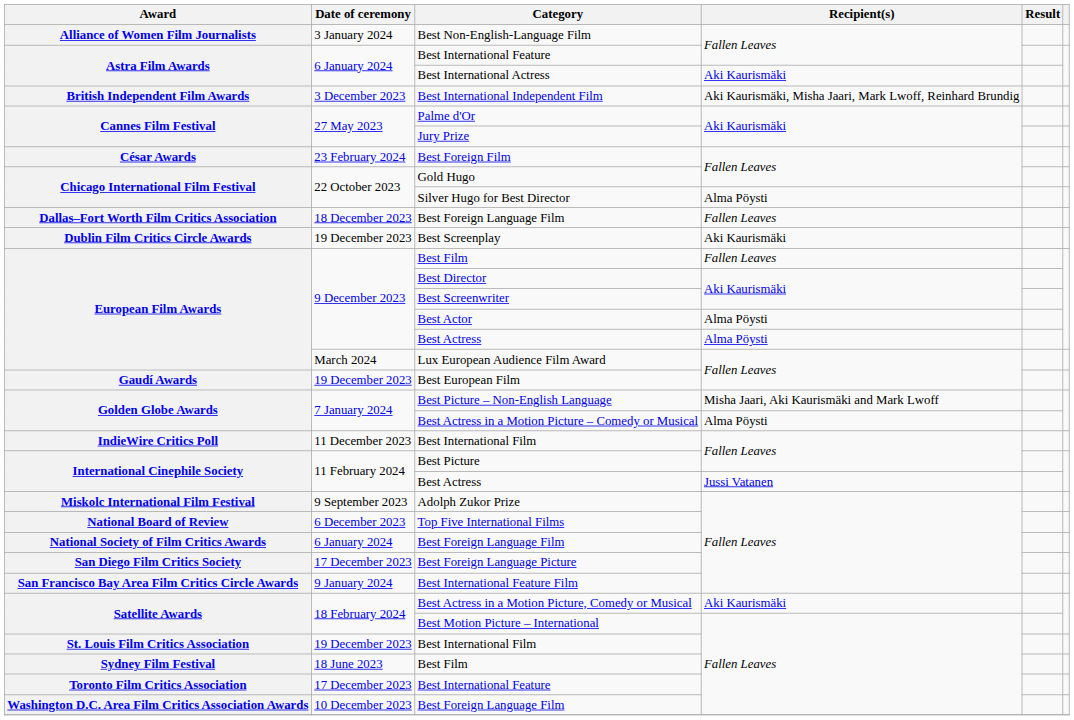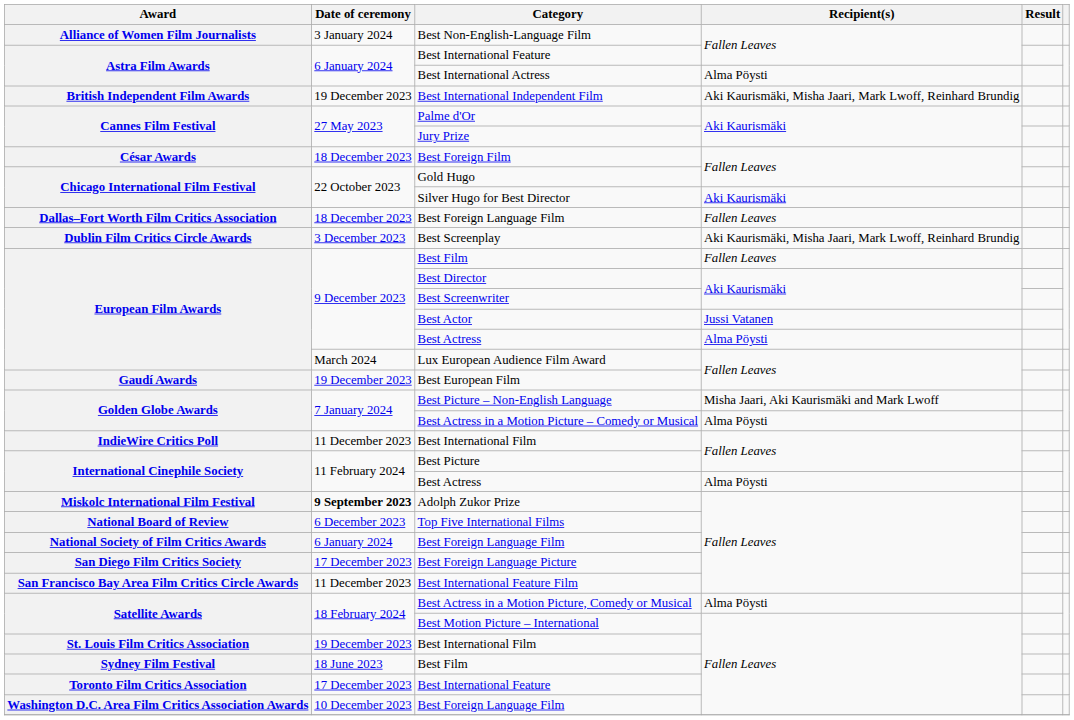(745, 75) Aki Kaurismäki -> (736, 75) Alma Pöysti
(360, 95) 3 December 2023 -> (363, 95) 19 December 2023
(360, 156) 23 February 2024 -> (363, 156) 18 December 2023
(736, 197) Alma Pöysti -> (745, 197) Aki Kaurismäki
(363, 237) 19 December 2023 -> (360, 237) 3 December 2023
(745, 237) Aki Kaurismäki -> (862, 237) Aki Kaurismäki, Misha Jaari, Mark Lwoff, Reinhard Brundig
(736, 319) Alma Pöysti -> (739, 319) Jussi Vatanen
(739, 481) Jussi Vatanen -> (736, 481) Alma Pöysti
(361, 501) normal -> (363, 501) bold
(353, 583) 9 January 2024 -> (363, 583) 11 December 2023
(745, 603) Aki Kaurismäki -> (736, 603) Alma Pöysti
